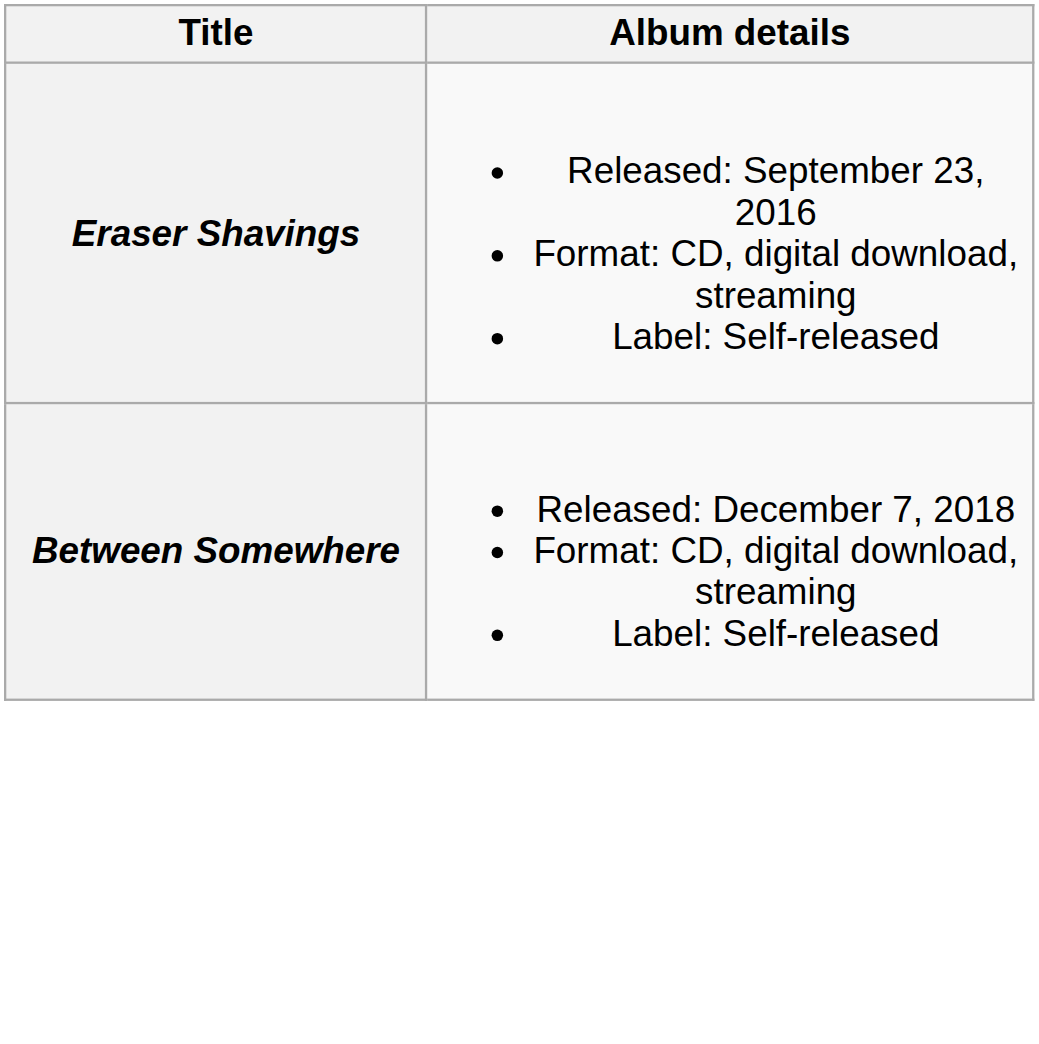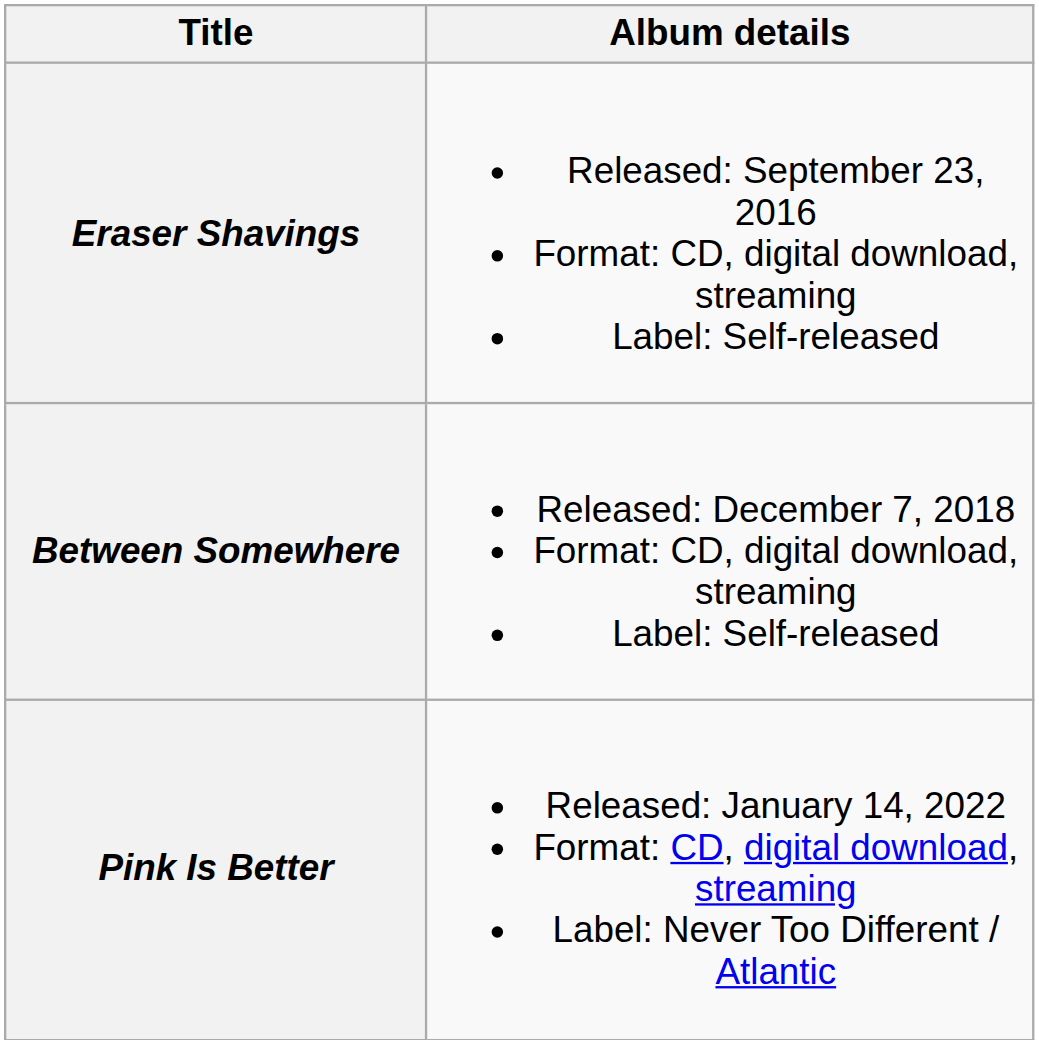+ row: (216, 868)
